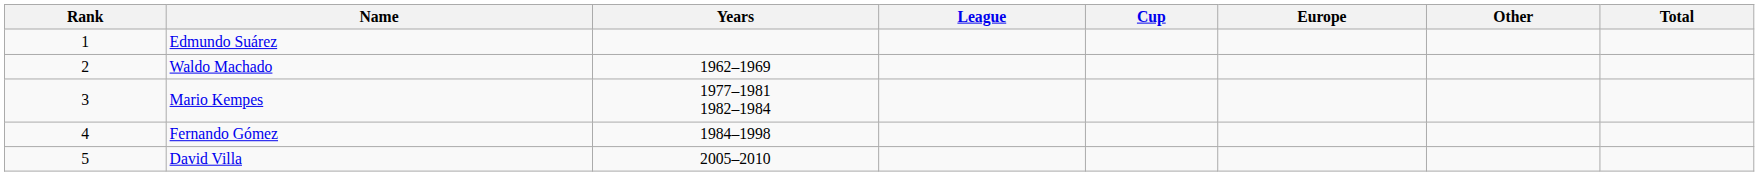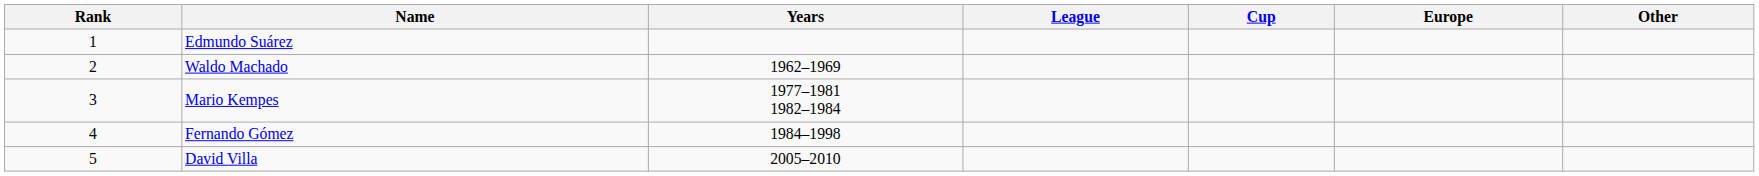- column: (1677, 16)
